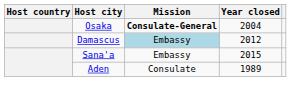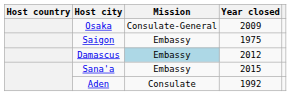(172, 26) bold -> (172, 26) normal
(251, 26) 2004 -> (251, 26) 2009
+ row: (98, 40)
(251, 69) 1989 -> (251, 84) 1992
